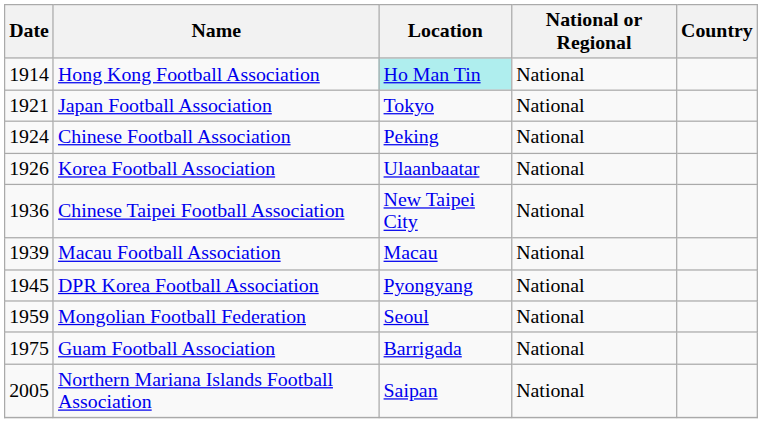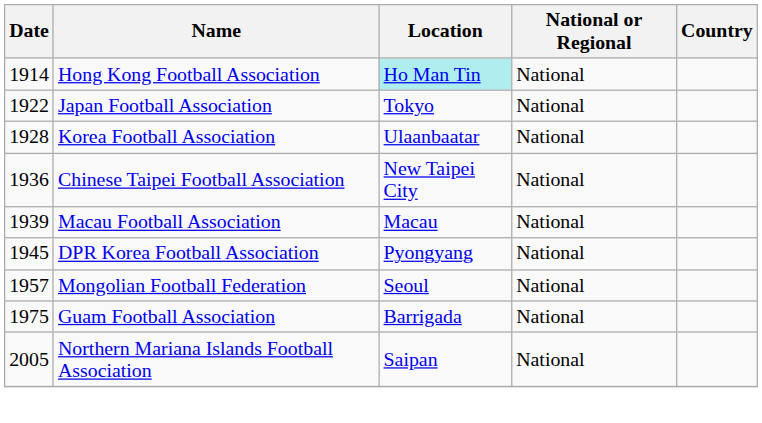(29, 105) 1921 -> (29, 105) 1922
- row: (174, 136)
(29, 168) 1926 -> (29, 136) 1928
(29, 316) 1959 -> (29, 285) 1957
